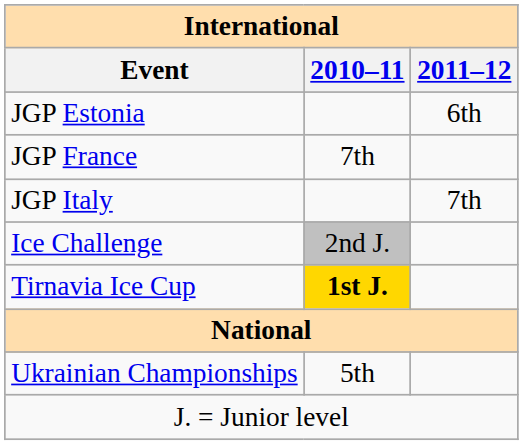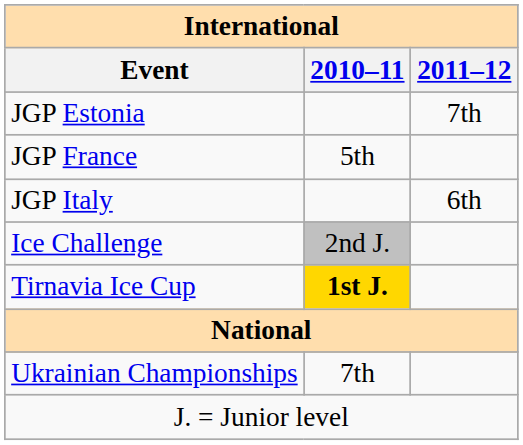(464, 112) 6th -> (464, 112) 7th
(357, 156) 7th -> (357, 156) 5th
(464, 199) 7th -> (464, 199) 6th
(357, 373) 5th -> (357, 373) 7th
